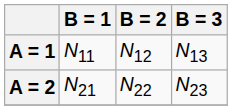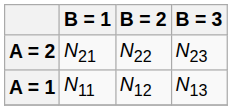rows swapped: (32, 52) <-> (32, 87)
